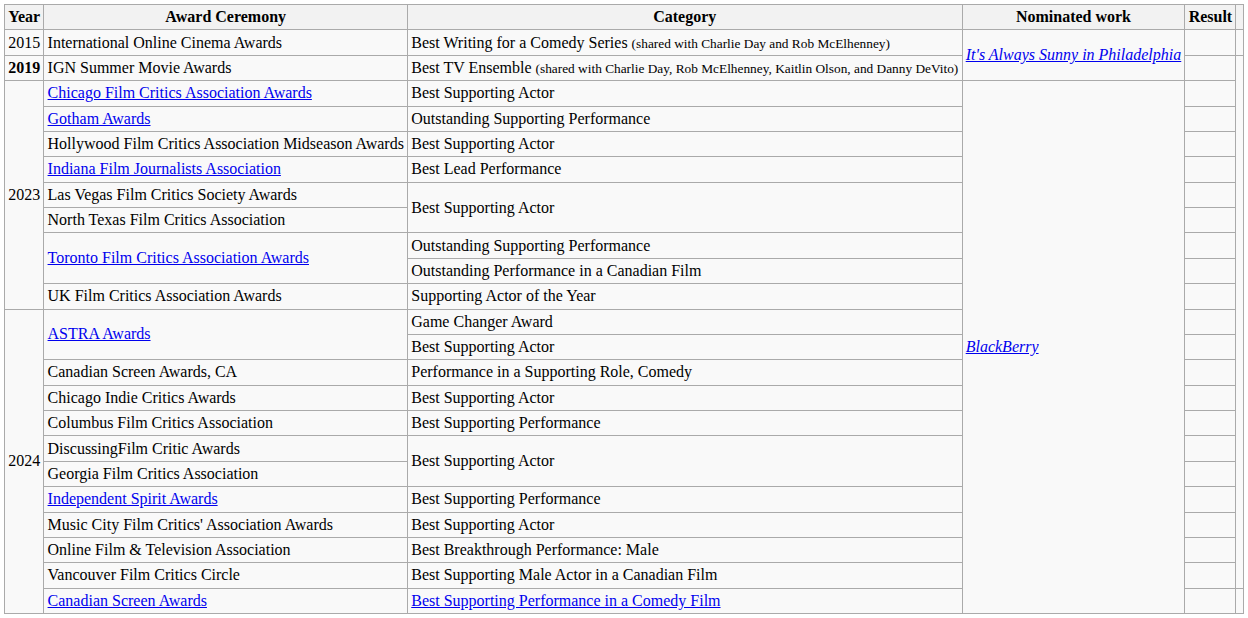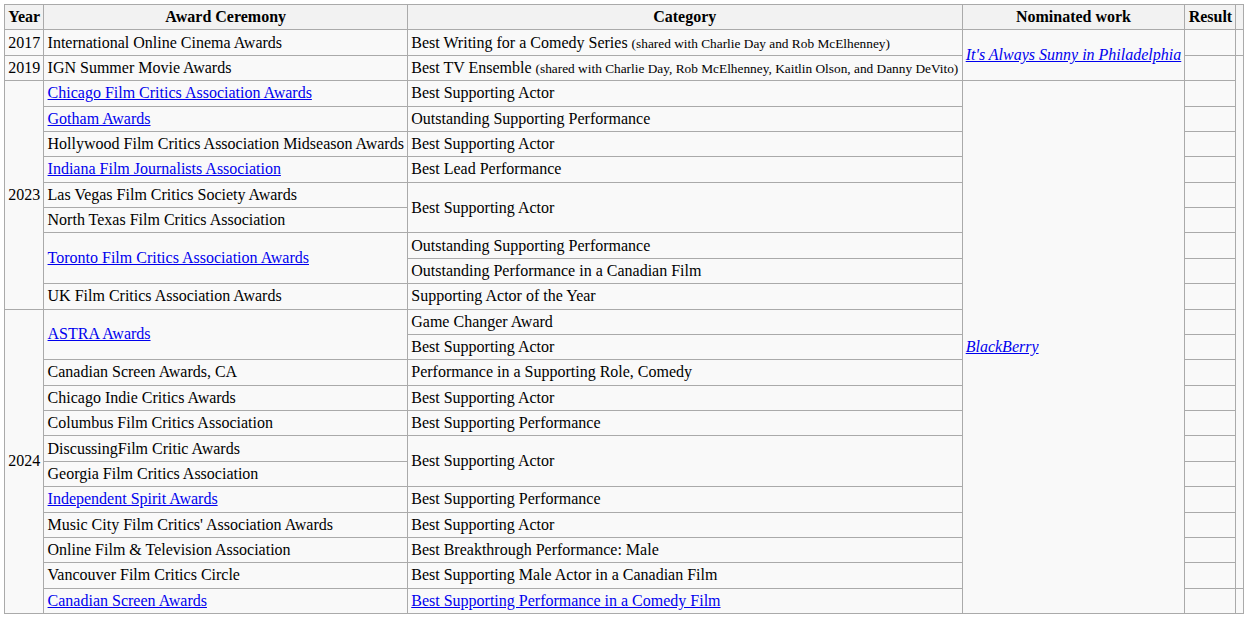(24, 42) 2015 -> (24, 42) 2017
(24, 67) bold -> (24, 67) normal
